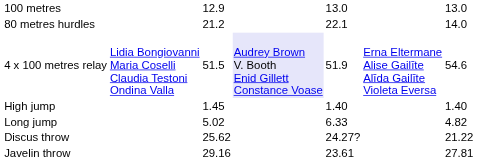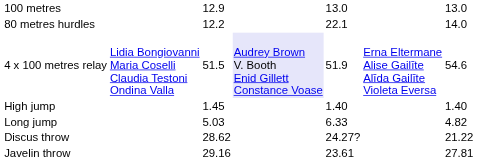(213, 24) 21.2 -> (213, 24) 12.2
(213, 122) 5.02 -> (213, 122) 5.03
(217, 137) 25.62 -> (217, 137) 28.62
